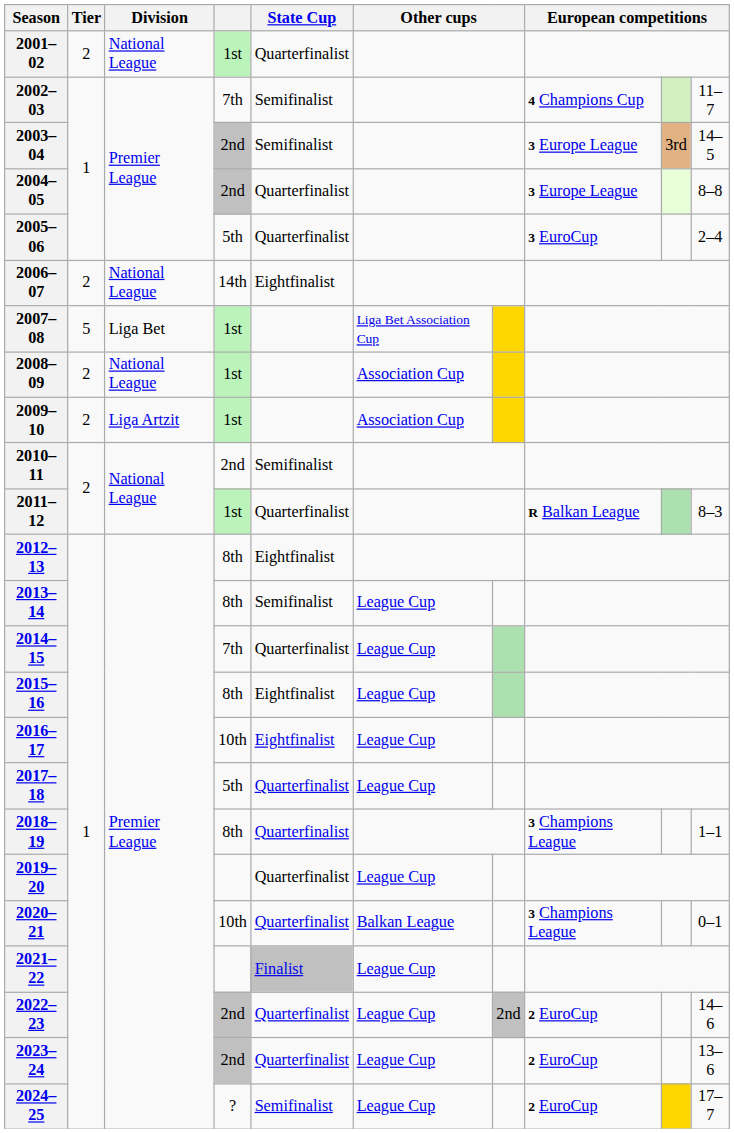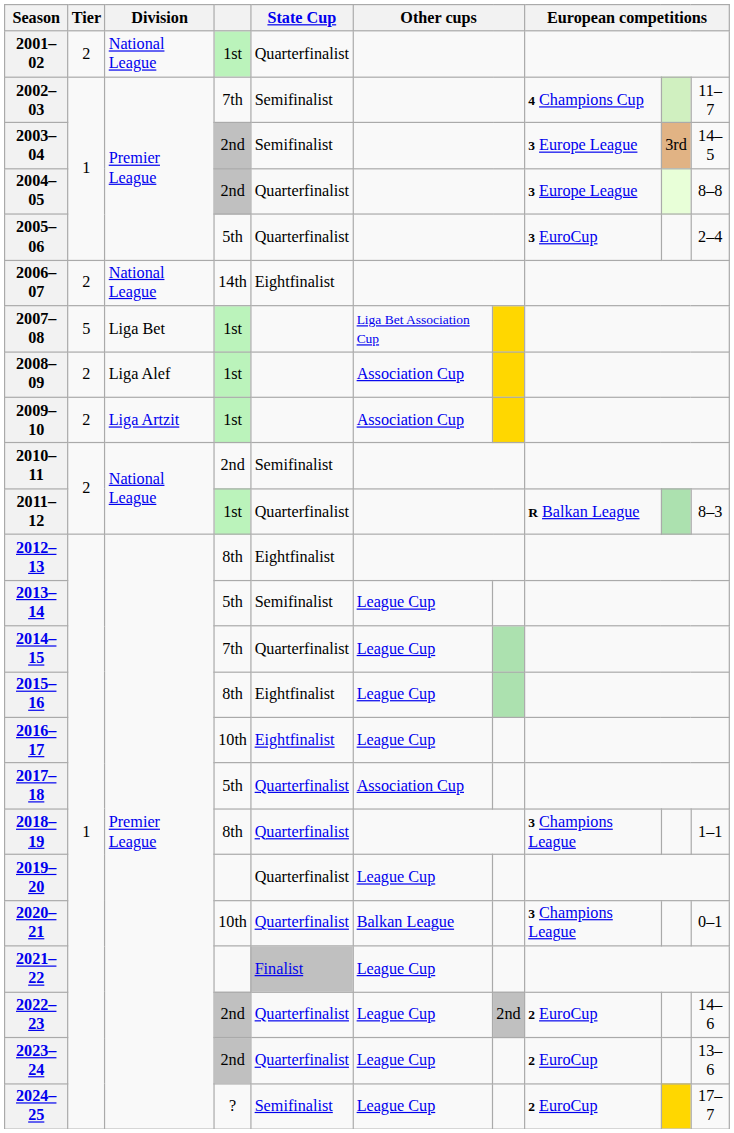(137, 373) National League -> (140, 373) Liga Alef
(233, 602) 8th -> (233, 602) 5th
(396, 785) League Cup -> (410, 785) Association Cup
